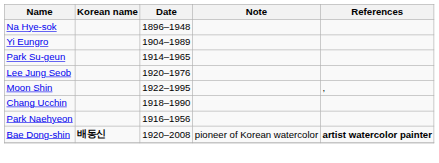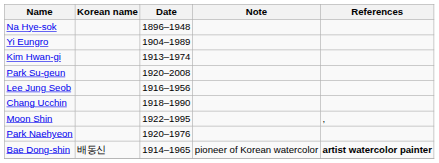+ row: (34, 57)
(166, 57) 1914–1965 -> (166, 73) 1920–2008
(166, 73) 1920–1976 -> (166, 88) 1916–1956
rows swapped: (37, 103) <-> (29, 88)
(166, 118) 1916–1956 -> (166, 133) 1920–1976
(92, 134) bold -> (92, 149) normal
(166, 134) 1920–2008 -> (166, 150) 1914–1965
